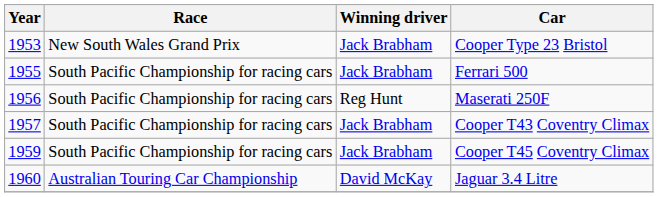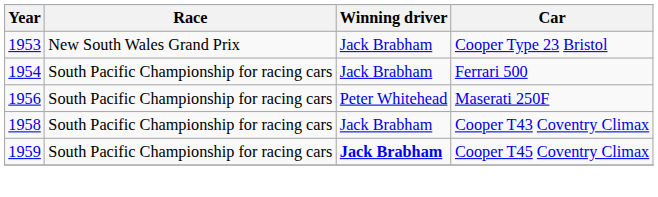(25, 71) 1955 -> (25, 71) 1954
(371, 98) Reg Hunt -> (394, 98) Peter Whitehead
(25, 125) 1957 -> (25, 125) 1958
(386, 152) normal -> (391, 152) bold
- row: (506, 178)
